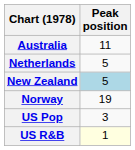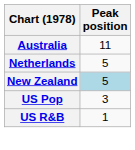- row: (42, 99)
(105, 136) lightyellow background -> (105, 117) no background
